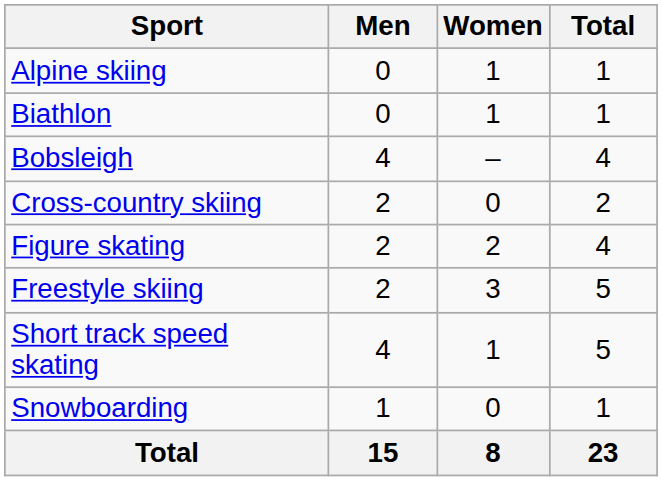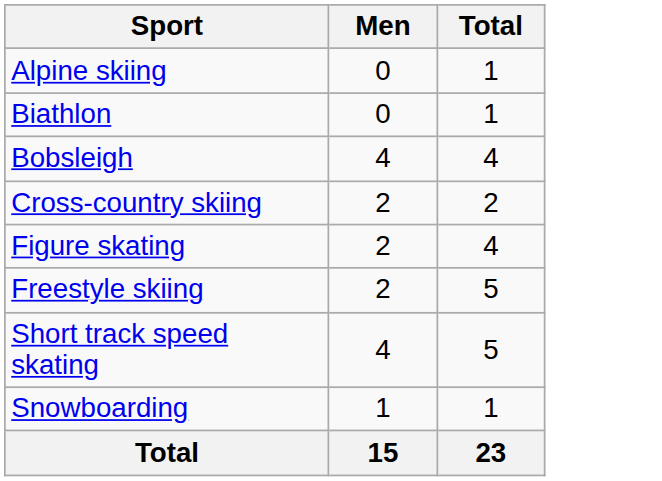- column: (493, 26)
